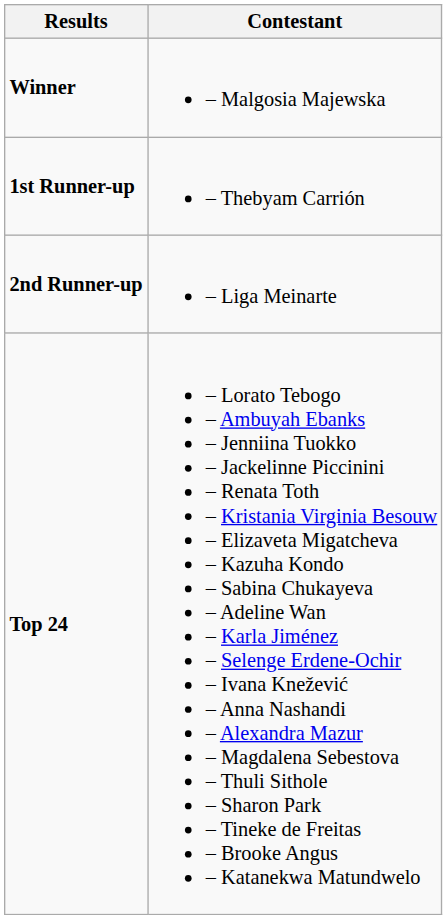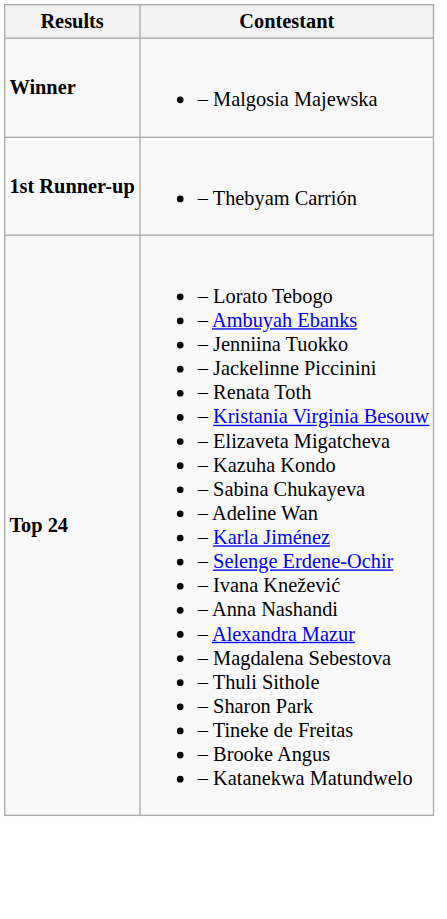- row: (76, 284)
